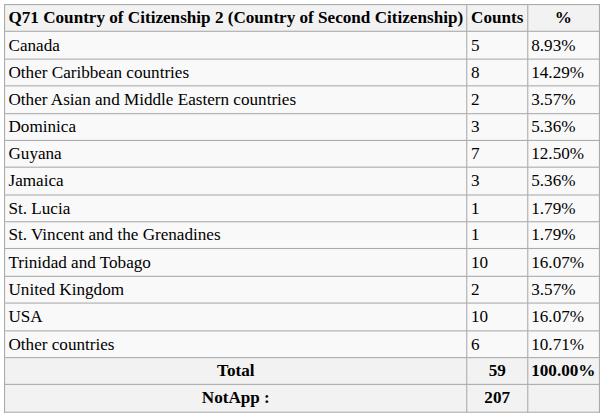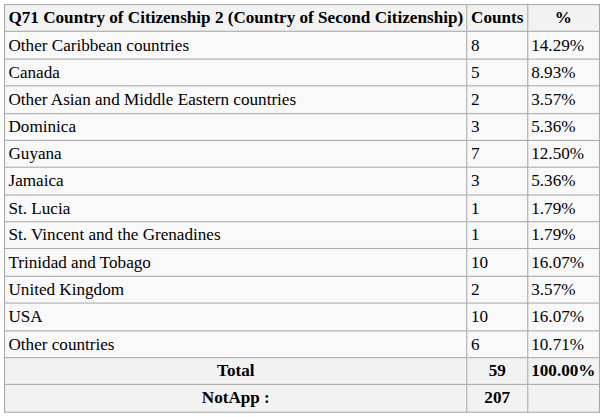rows swapped: (99, 72) <-> (34, 45)
